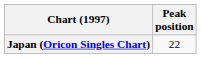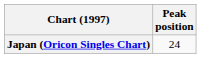(174, 44) 22 -> (174, 44) 24
